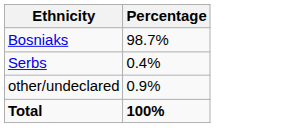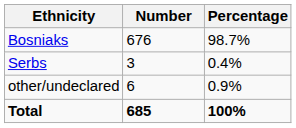+ column: (164, 16)
